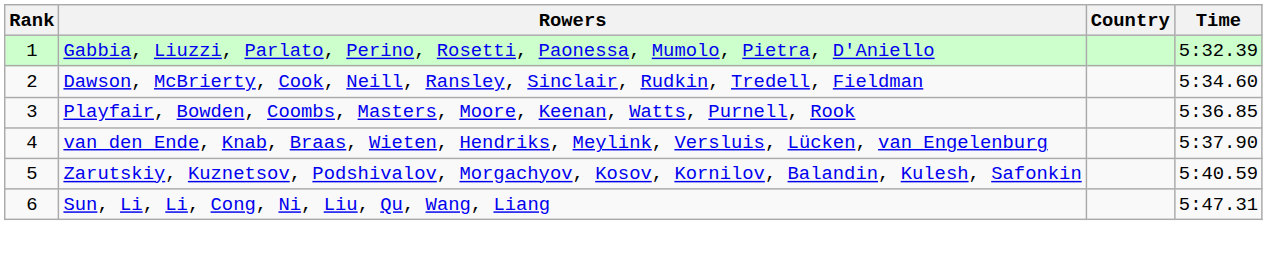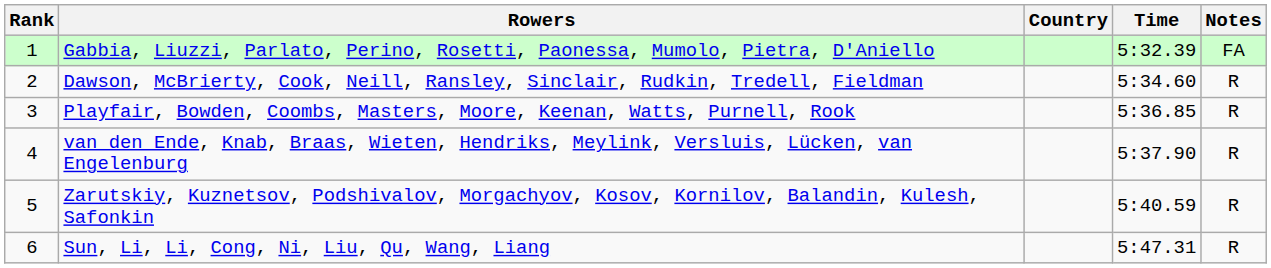+ column: (1233, 20)
